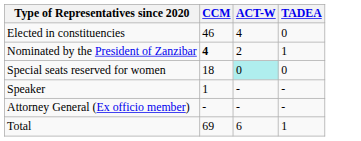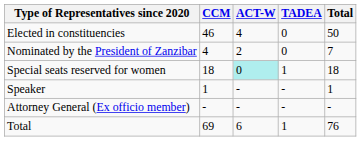+ column: (340, 13)
(205, 51) bold -> (205, 51) normal
(284, 51) 1 -> (284, 51) 0
(284, 70) 0 -> (284, 70) 1
